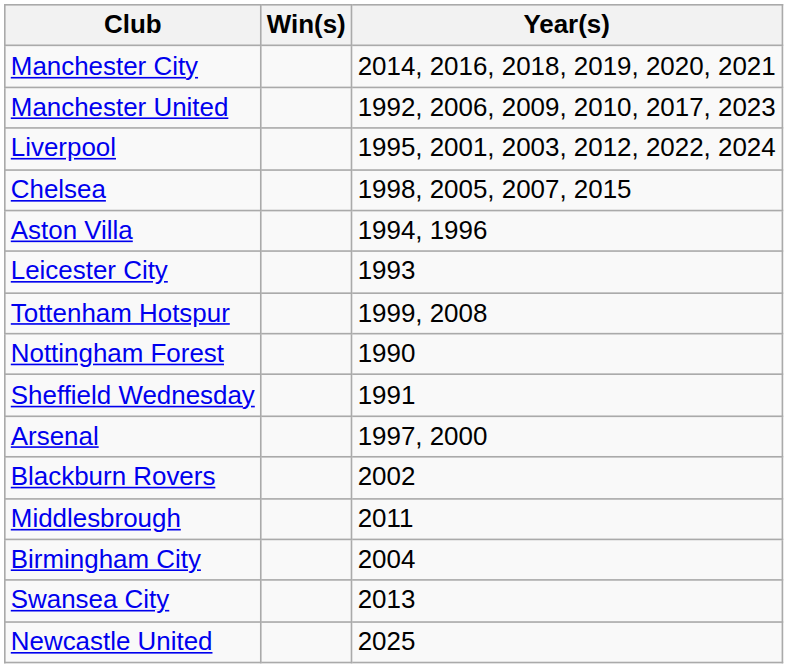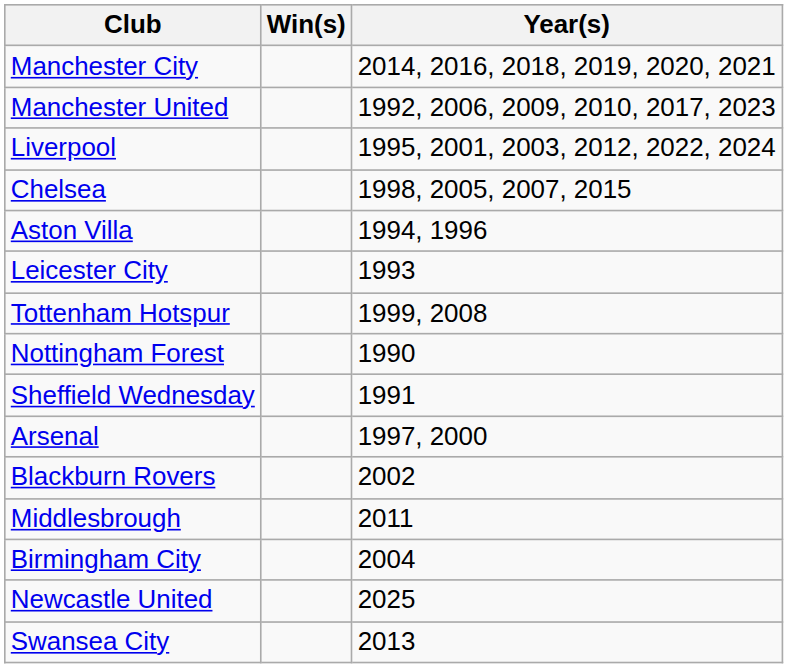rows swapped: (90, 600) <-> (112, 641)
